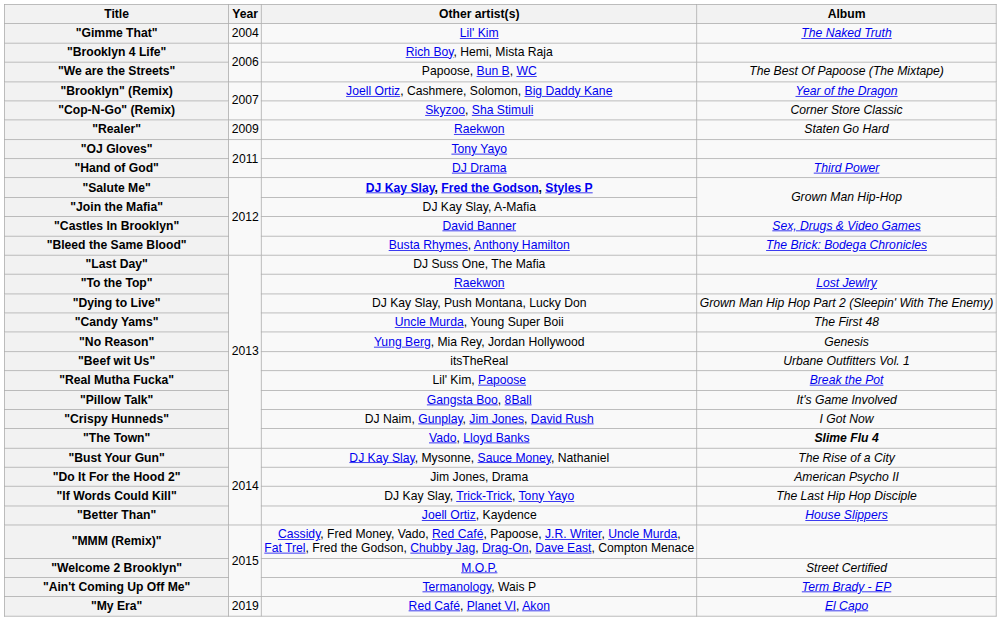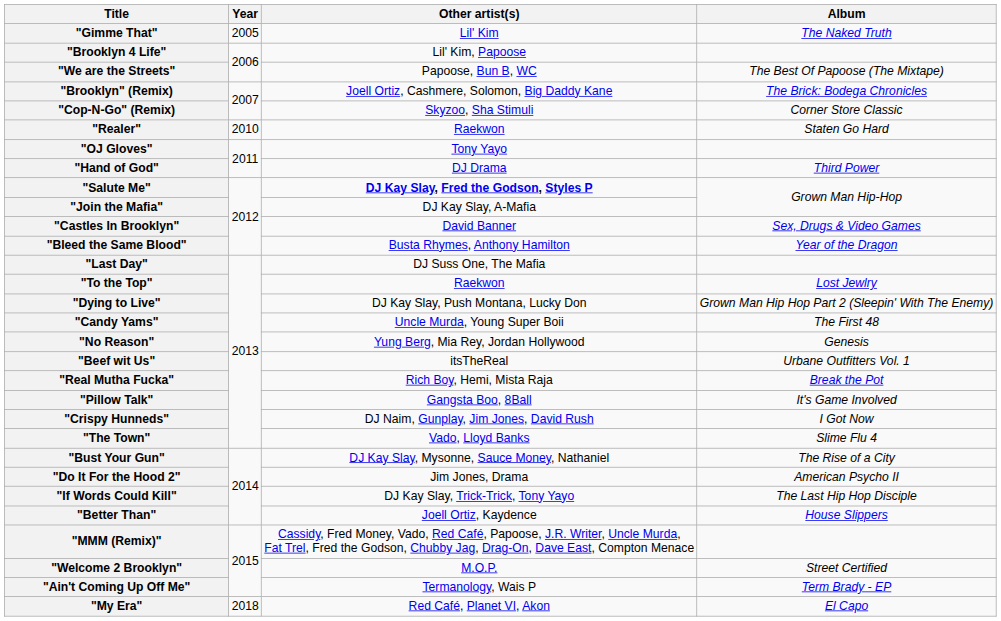(245, 33) 2004 -> (245, 33) 2005
(479, 52) Rich Boy, Hemi, Mista Raja -> (479, 52) Lil' Kim, Papoose
(847, 91) Year of the Dragon -> (847, 91) The Brick: Bodega Chronicles
(245, 129) 2009 -> (245, 129) 2010
(847, 245) The Brick: Bodega Chronicles -> (847, 245) Year of the Dragon
(479, 380) Lil' Kim, Papoose -> (479, 380) Rich Boy, Hemi, Mista Raja
(847, 438) bold -> (847, 438) normal
(245, 606) 2019 -> (245, 606) 2018
